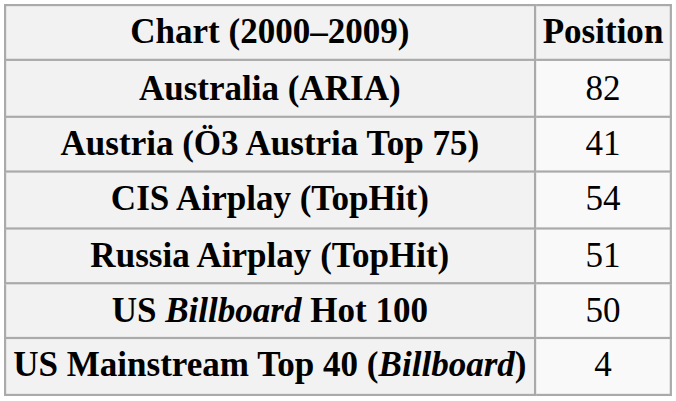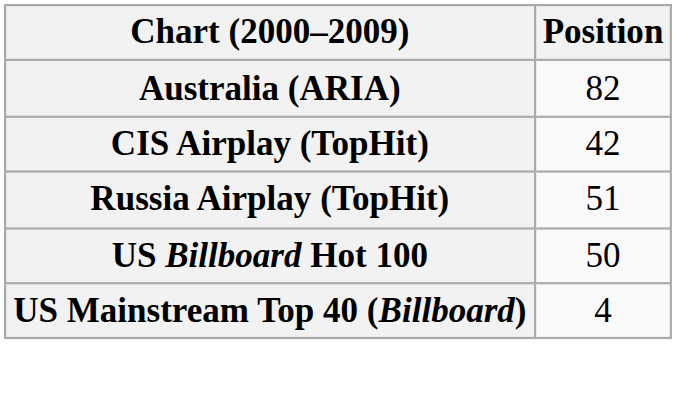- row: (270, 143)
(603, 198) 54 -> (603, 143) 42
